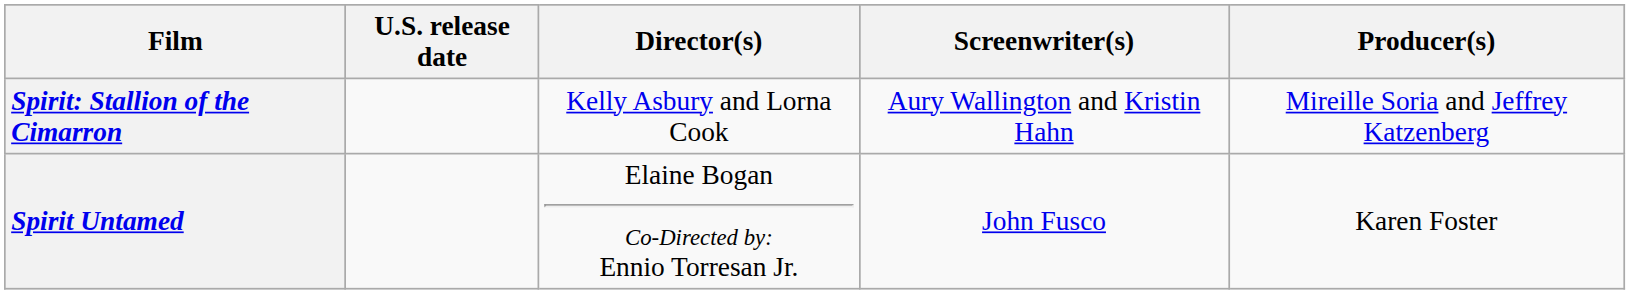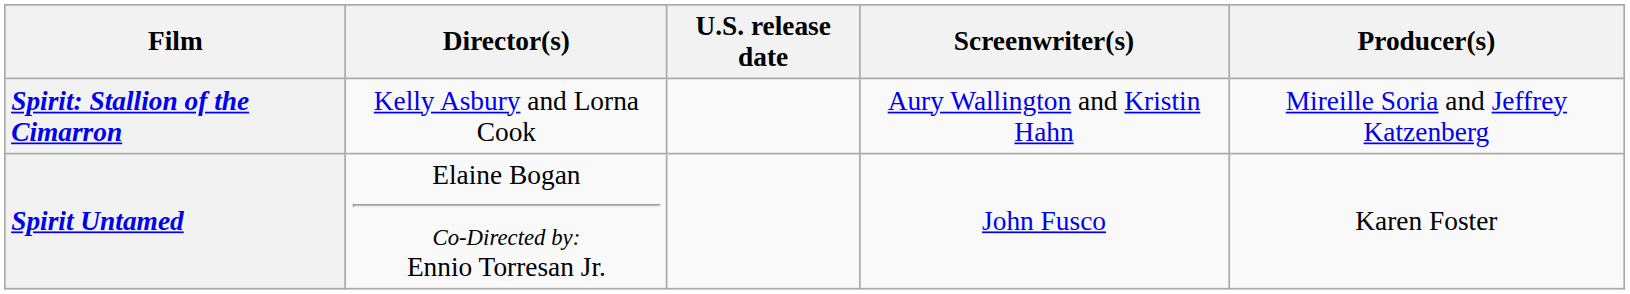columns swapped: (442, 41) <-> (699, 41)
